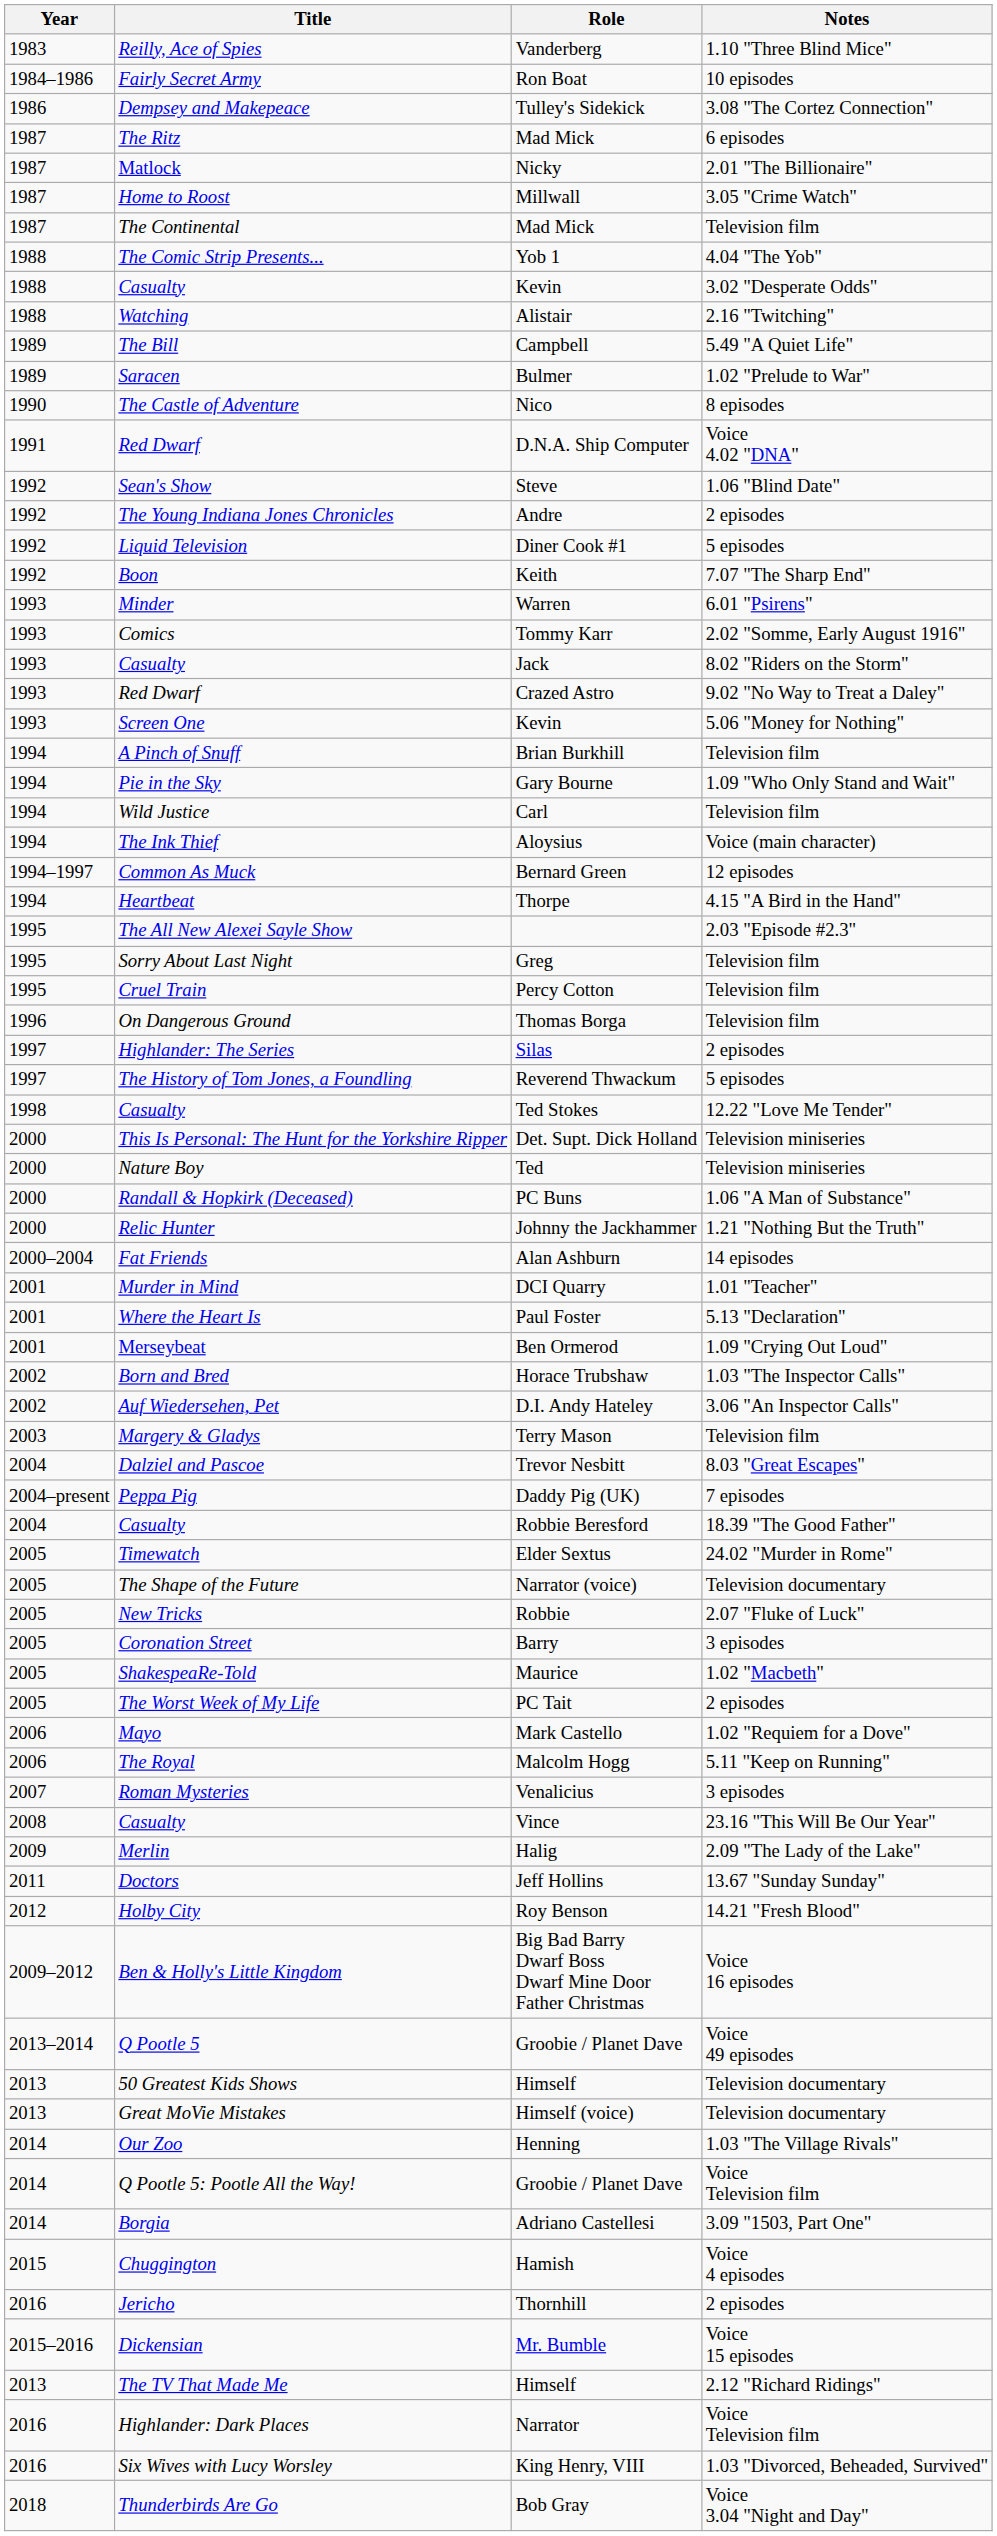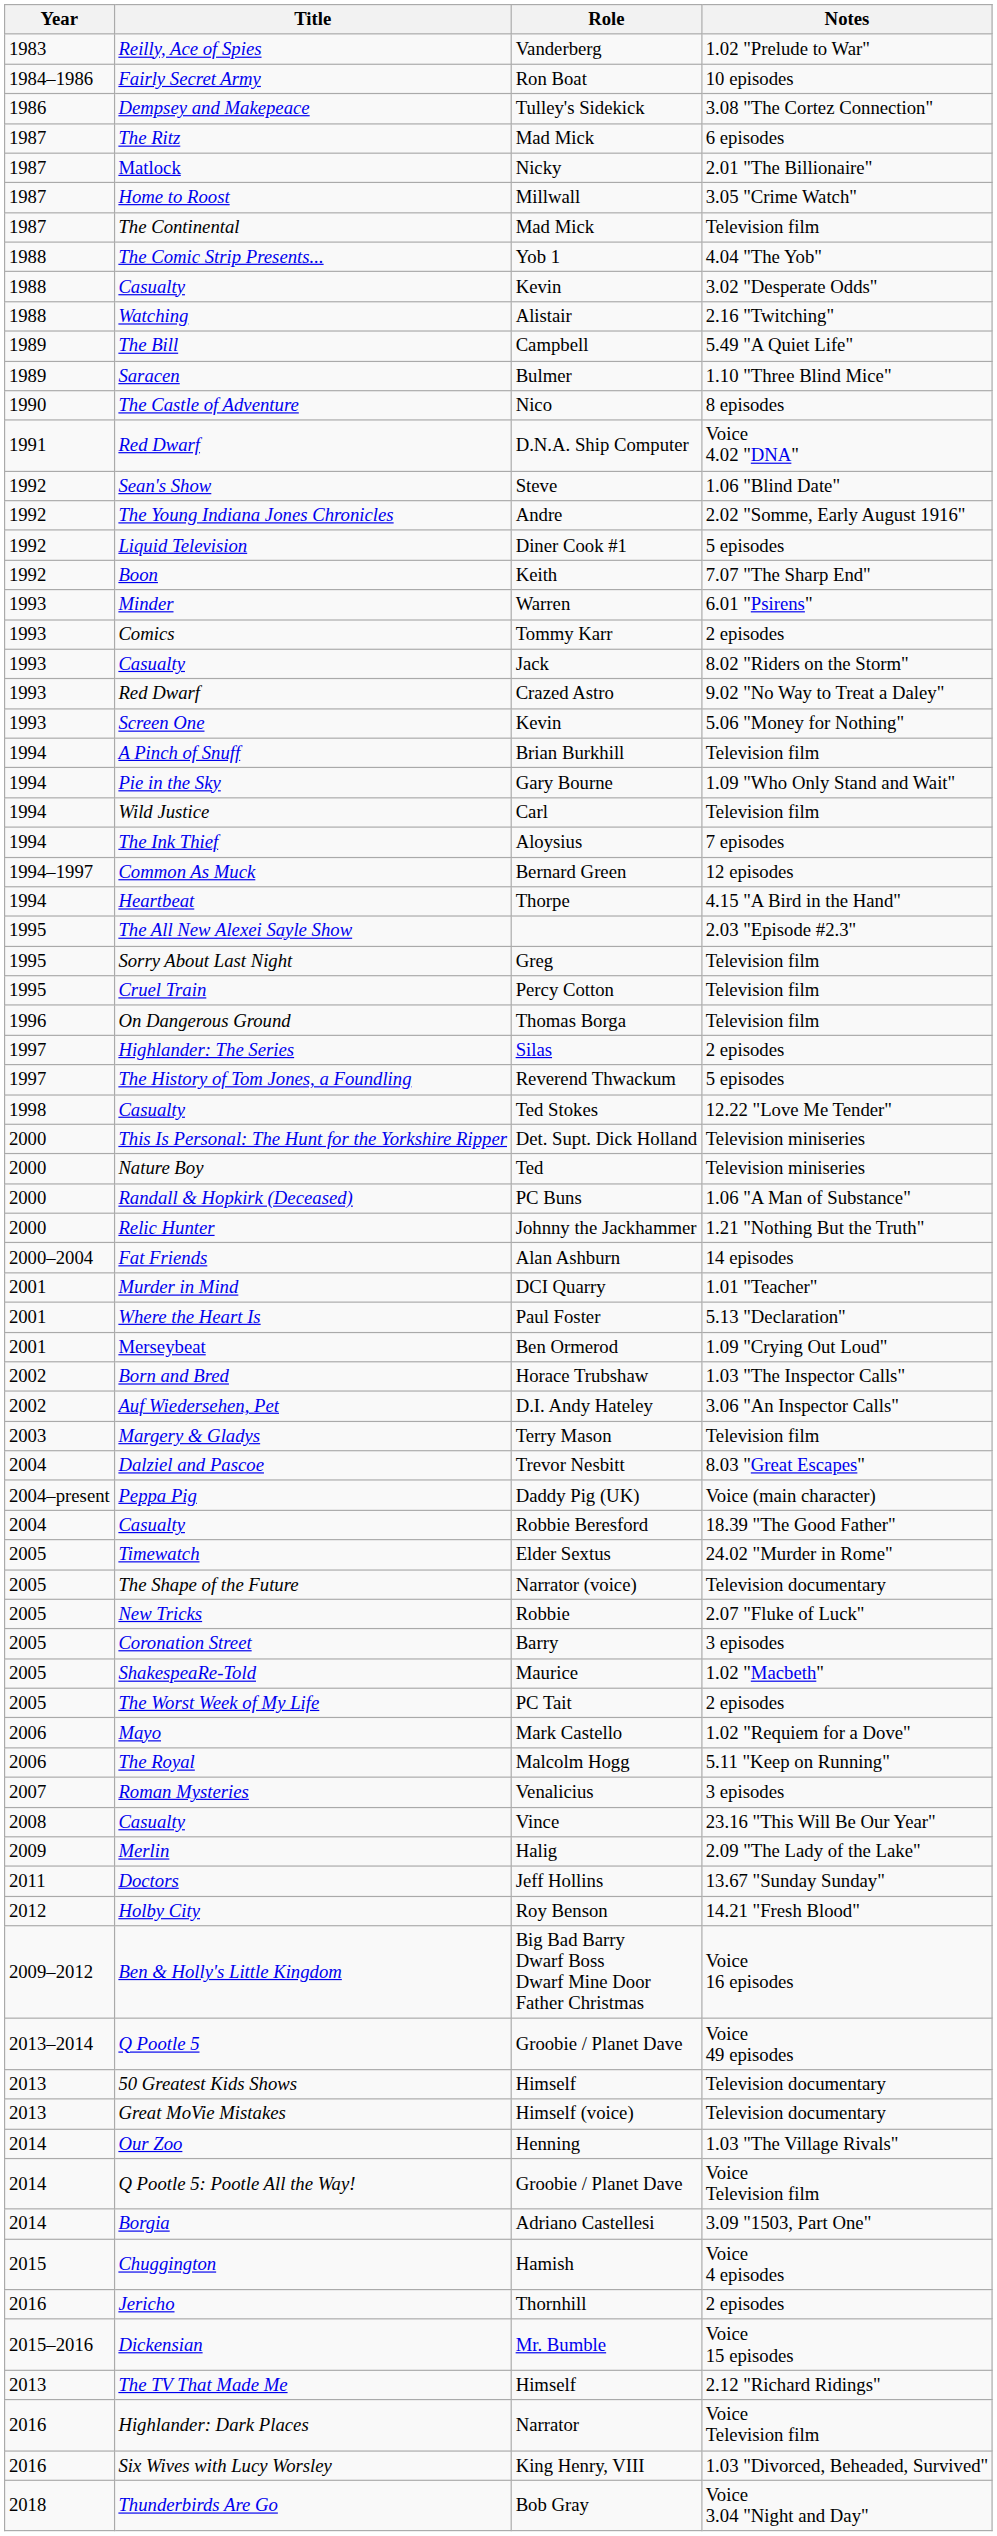(799, 49) 1.10 "Three Blind Mice" -> (788, 49) 1.02 "Prelude to War"
(788, 375) 1.02 "Prelude to War" -> (799, 375) 1.10 "Three Blind Mice"
(745, 515) 2 episodes -> (836, 515) 2.02 "Somme, Early August 1916"
(836, 634) 2.02 "Somme, Early August 1916" -> (745, 634) 2 episodes
(791, 842) Voice (main character) -> (745, 842) 7 episodes
(745, 1495) 7 episodes -> (791, 1495) Voice (main character)
